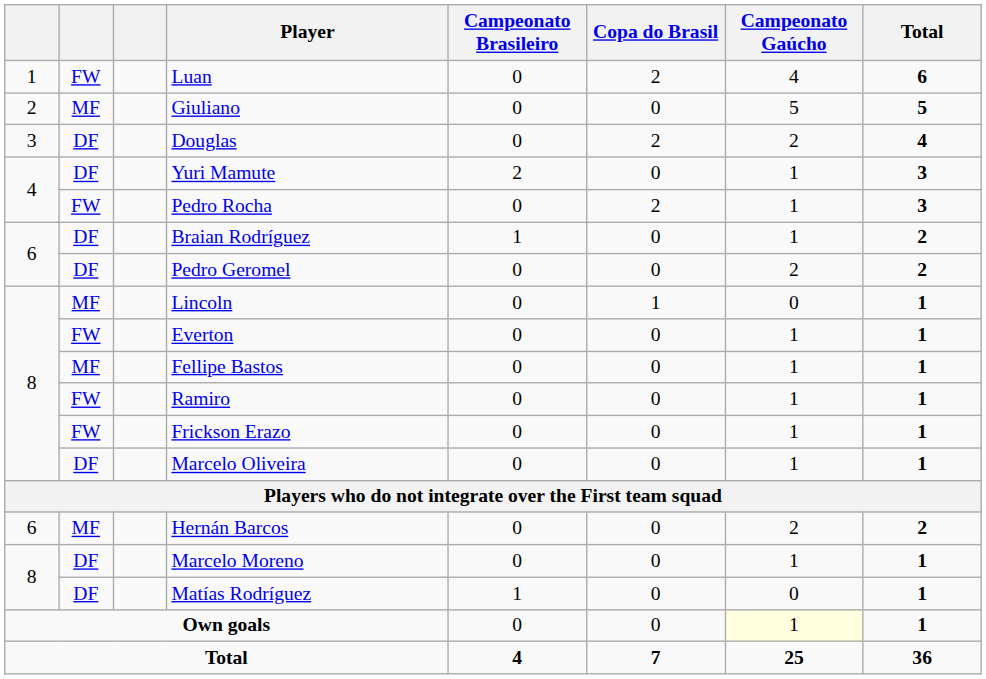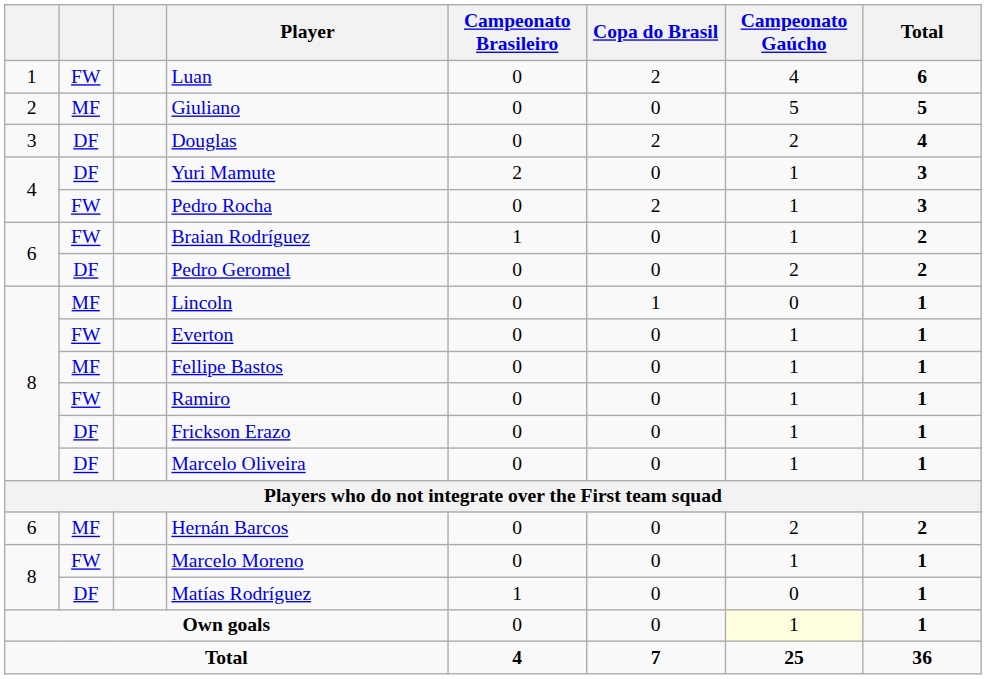(86, 237) DF -> (86, 237) FW
(86, 431) FW -> (86, 431) DF
(86, 560) DF -> (86, 560) FW
